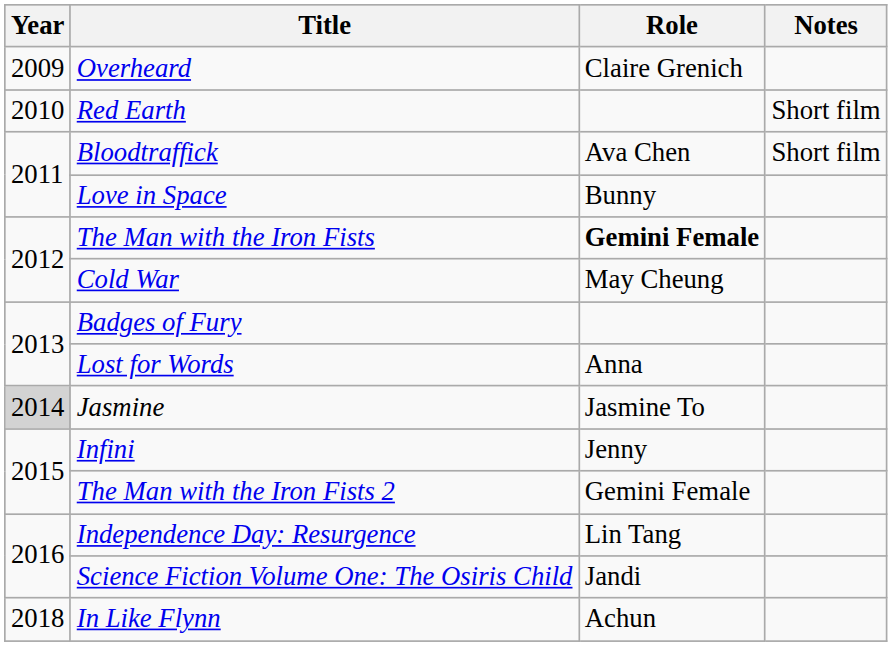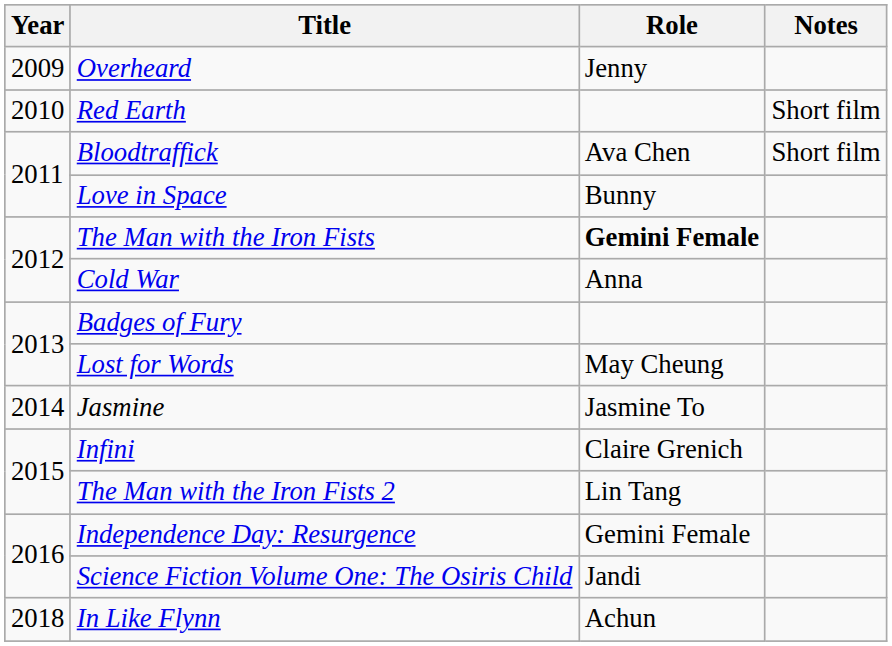(664, 68) Claire Grenich -> (616, 68) Jenny
(654, 279) May Cheung -> (614, 279) Anna
(614, 364) Anna -> (654, 364) May Cheung
(38, 407) lightgrey background -> (38, 407) no background
(616, 449) Jenny -> (664, 449) Claire Grenich
(668, 491) Gemini Female -> (633, 491) Lin Tang
(633, 534) Lin Tang -> (668, 534) Gemini Female
